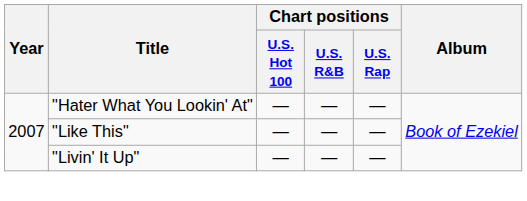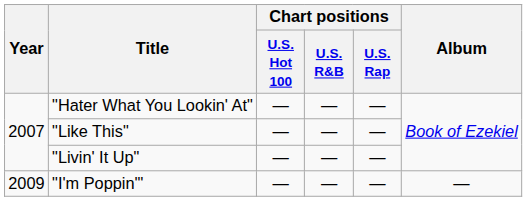+ row: (98, 183)
